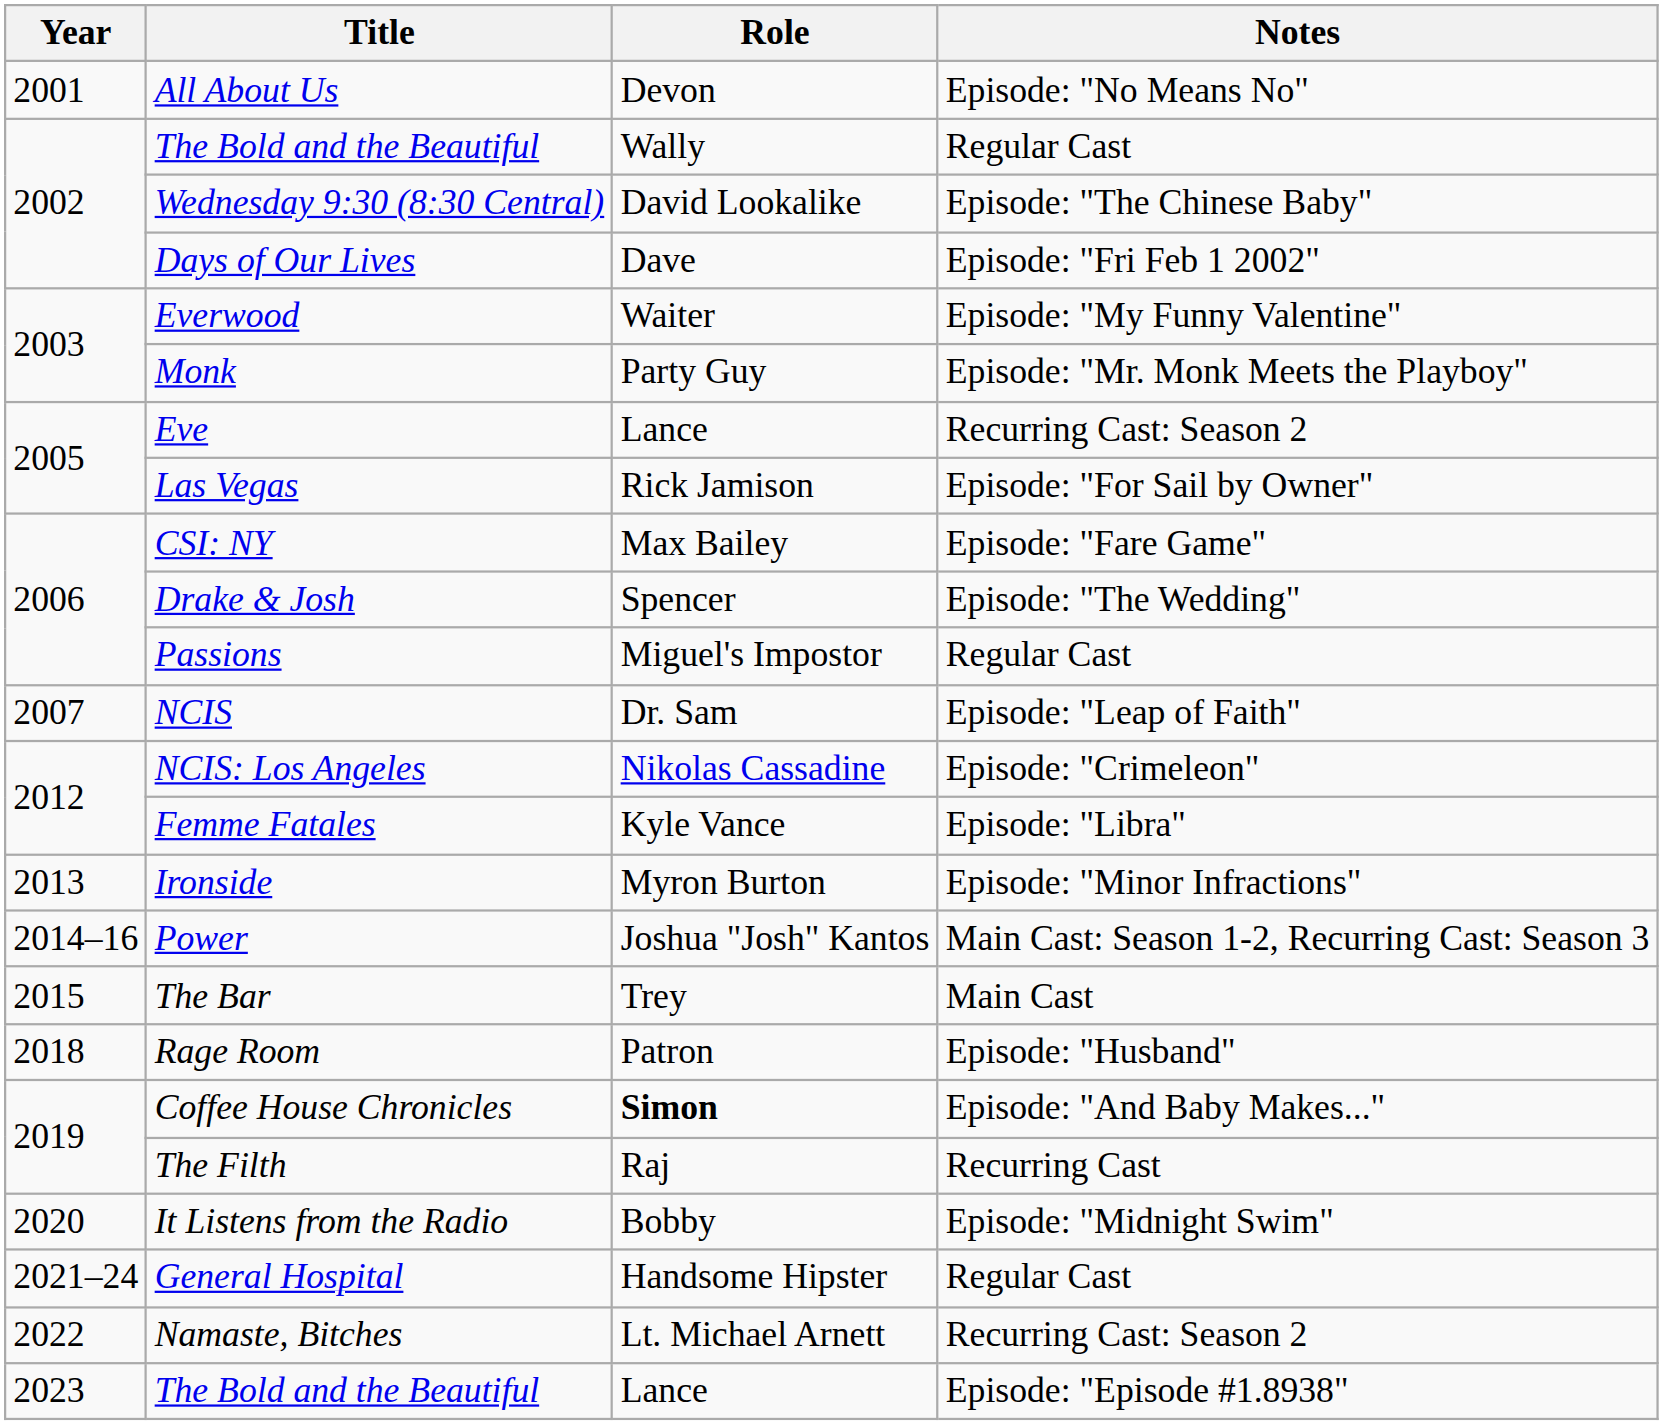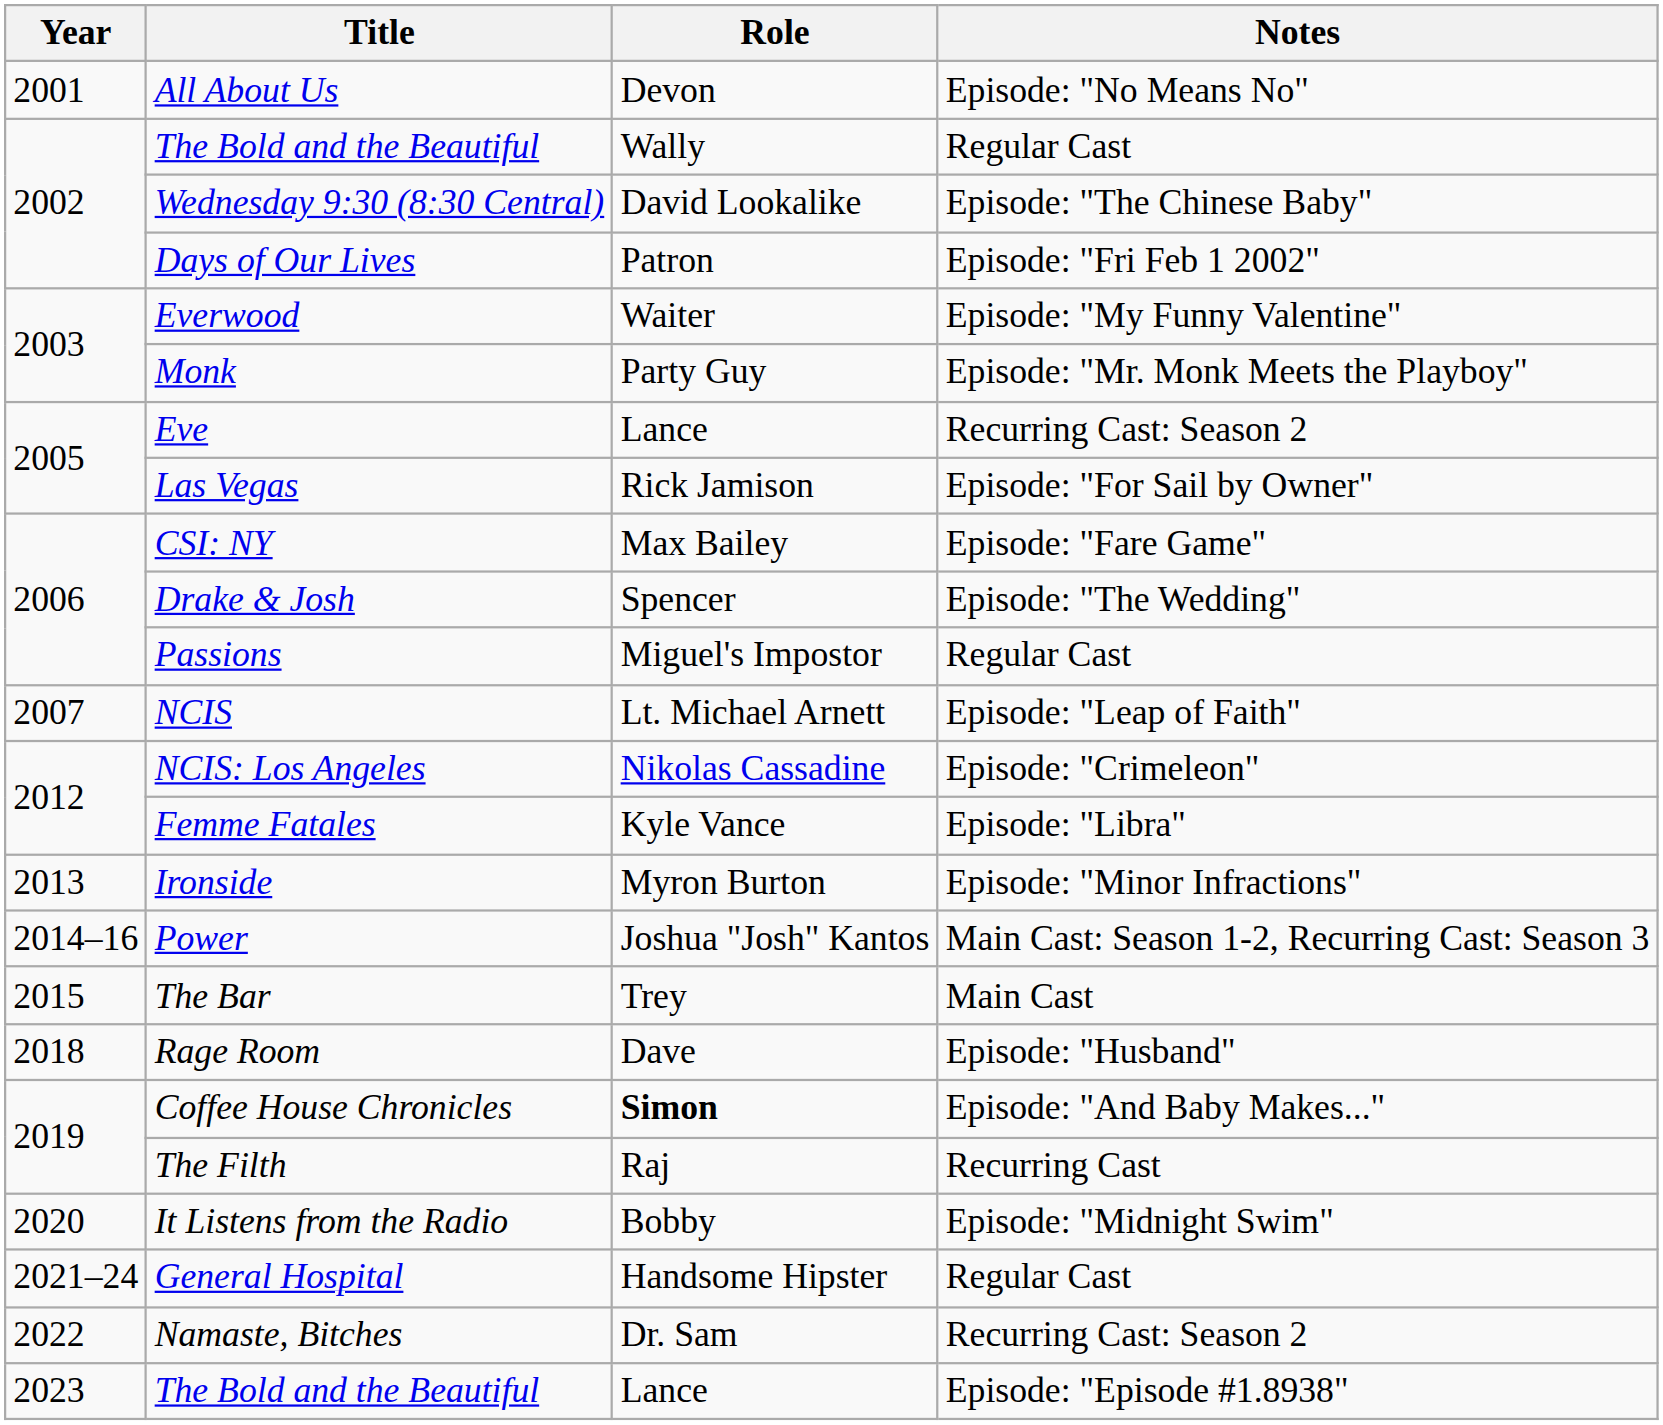(658, 259) Dave -> (667, 259) Patron
(679, 711) Dr. Sam -> (753, 711) Lt. Michael Arnett
(667, 1051) Patron -> (658, 1051) Dave
(753, 1334) Lt. Michael Arnett -> (679, 1334) Dr. Sam
